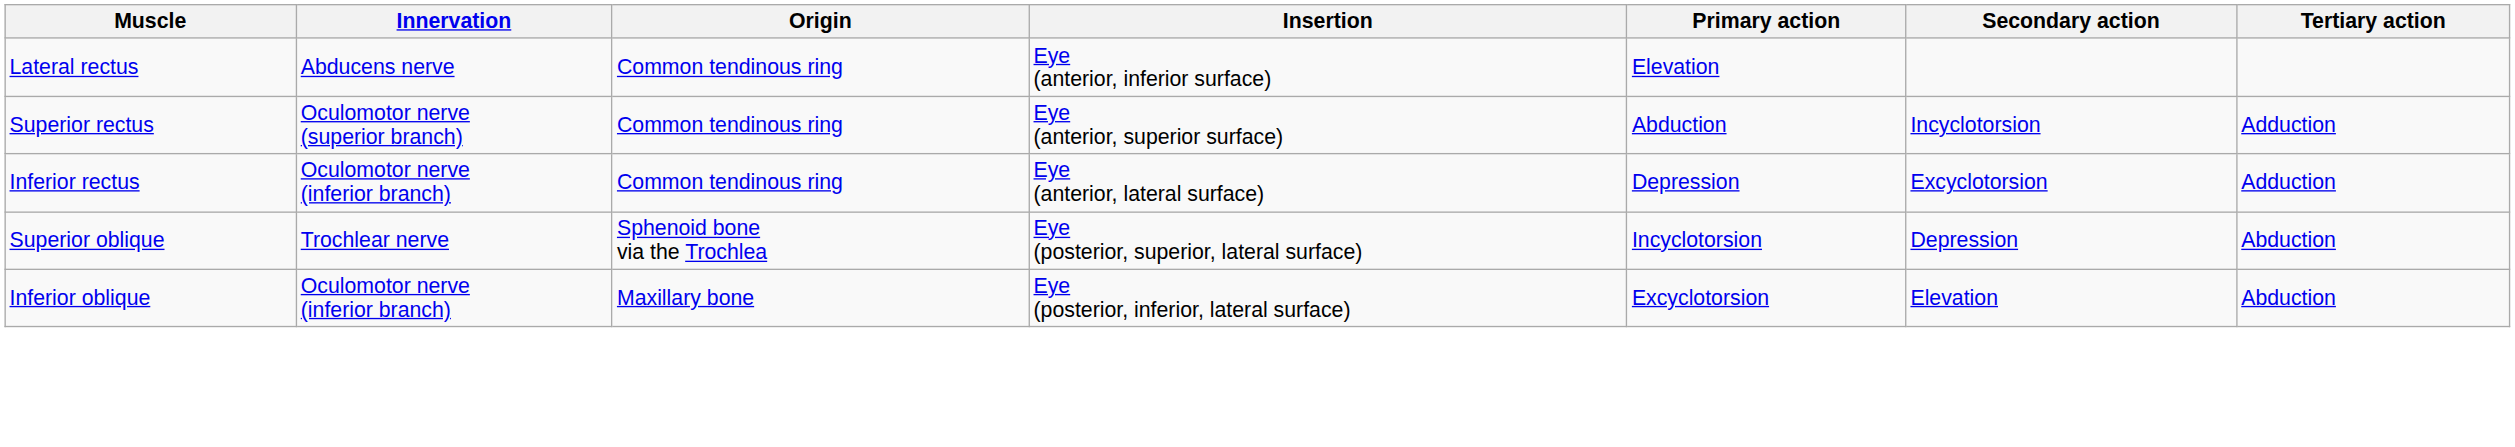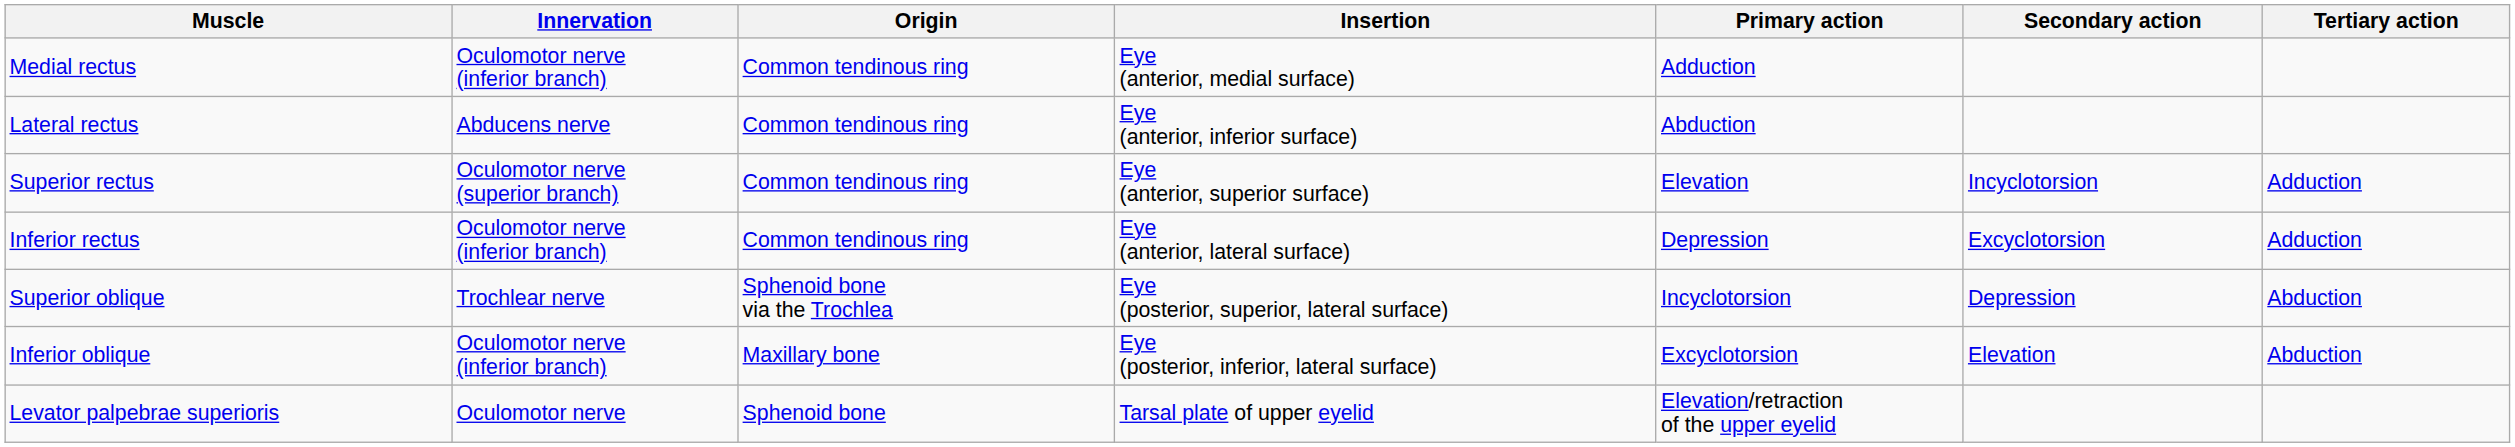+ row: (73, 67)
(1676, 67) Elevation -> (1708, 124) Abduction
(1679, 124) Abduction -> (1705, 182) Elevation
+ row: (144, 413)
